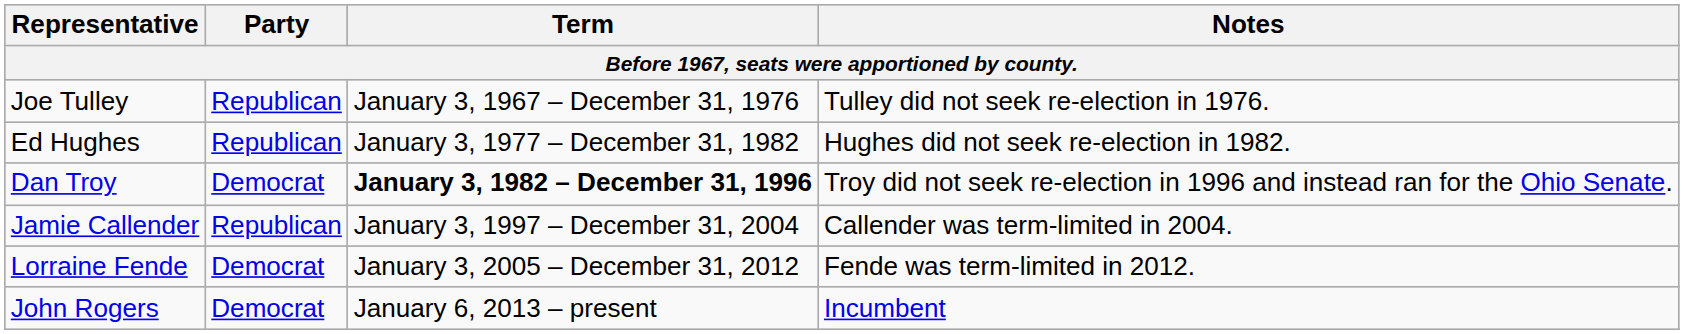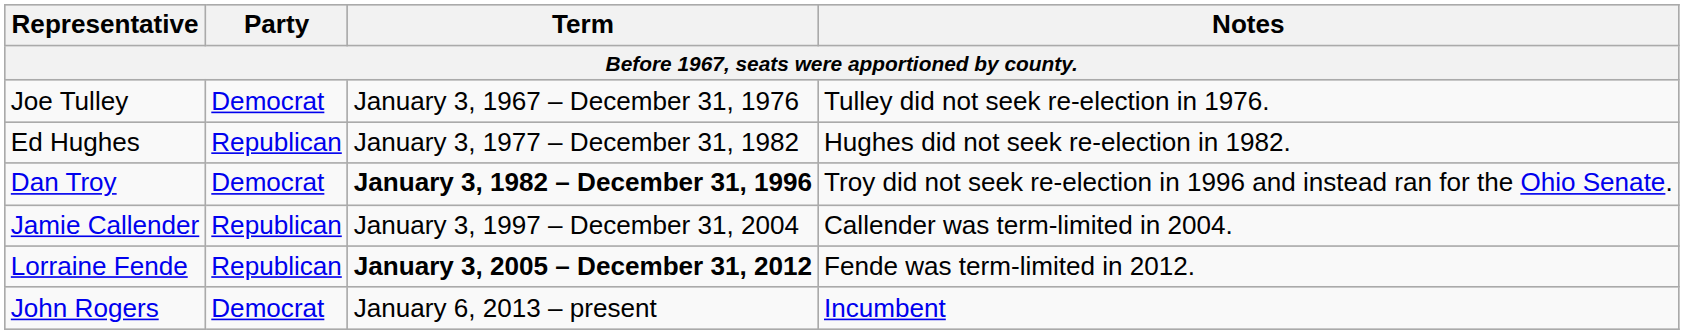(277, 100) Republican -> (268, 100) Democrat
(268, 266) Democrat -> (277, 266) Republican
(576, 266) normal -> (583, 266) bold
